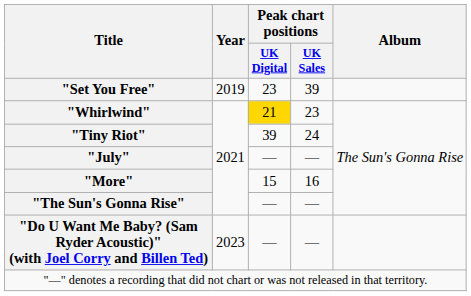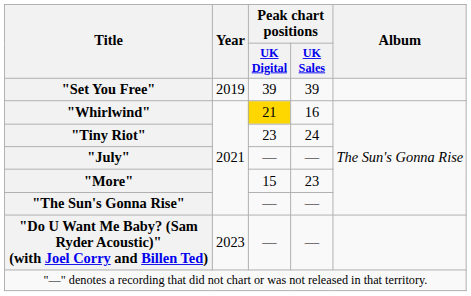(269, 89) 23 -> (269, 89) 39
(312, 112) 23 -> (312, 112) 16
(269, 135) 39 -> (269, 135) 23
(312, 180) 16 -> (312, 180) 23
